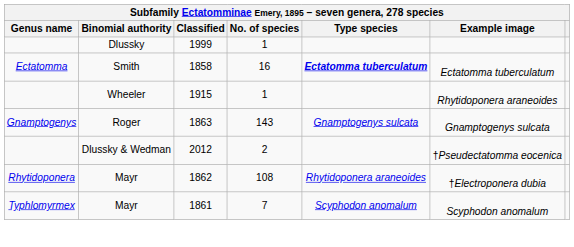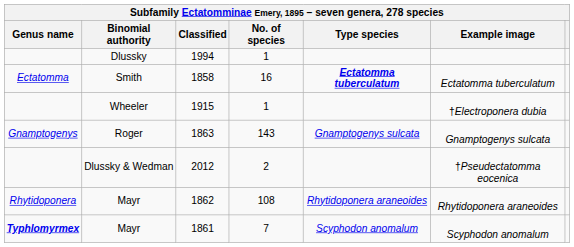(201, 45) 1999 -> (203, 56) 1994
(497, 100) Rhytidoponera araneoides -> (498, 112) †Electroponera dubia
(497, 183) †Electroponera dubia -> (498, 206) Rhytidoponera araneoides
(42, 205) normal -> (43, 228) bold
